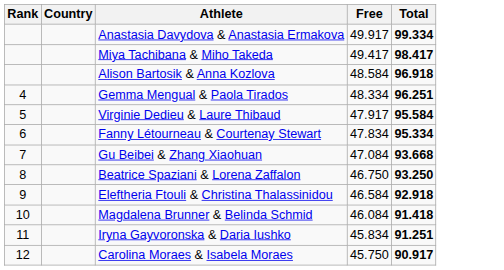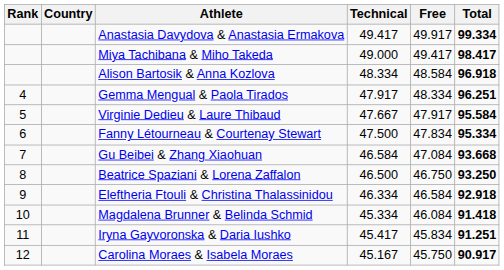+ column: (379, 14)
